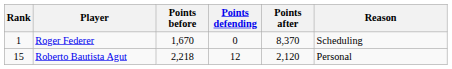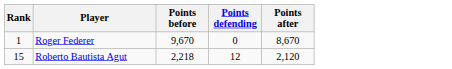- column: (381, 18)
(182, 40) 1,670 -> (182, 40) 9,670
(288, 40) 8,370 -> (288, 40) 8,670
